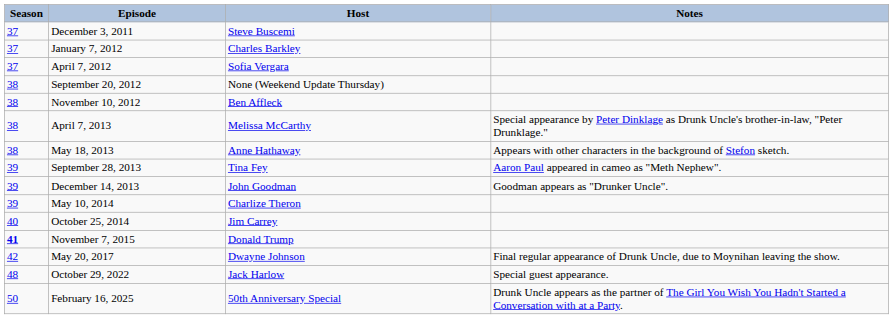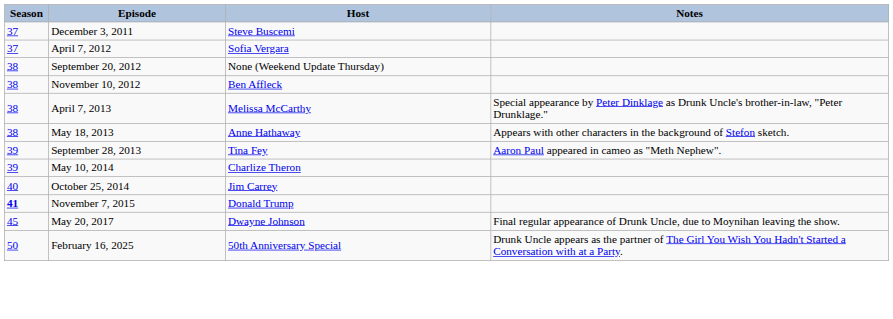- row: (87, 48)
- row: (95, 185)
(13, 256) 42 -> (13, 221) 45
- row: (90, 274)
